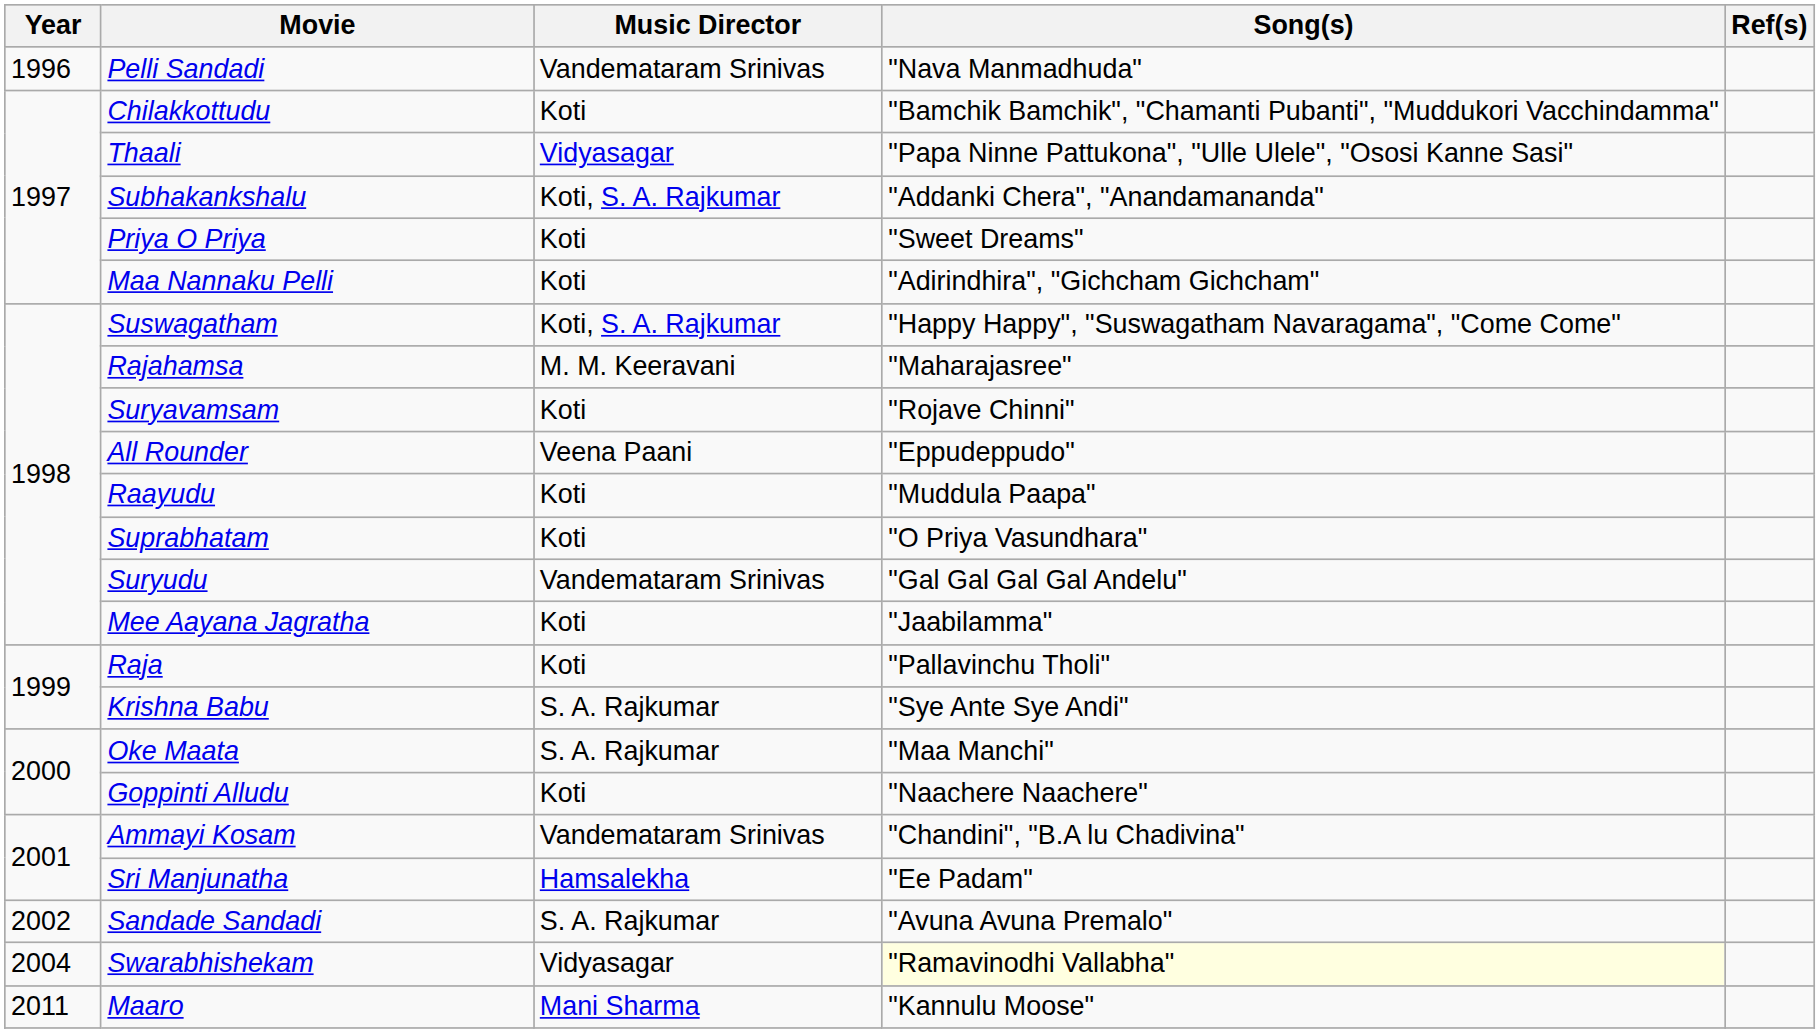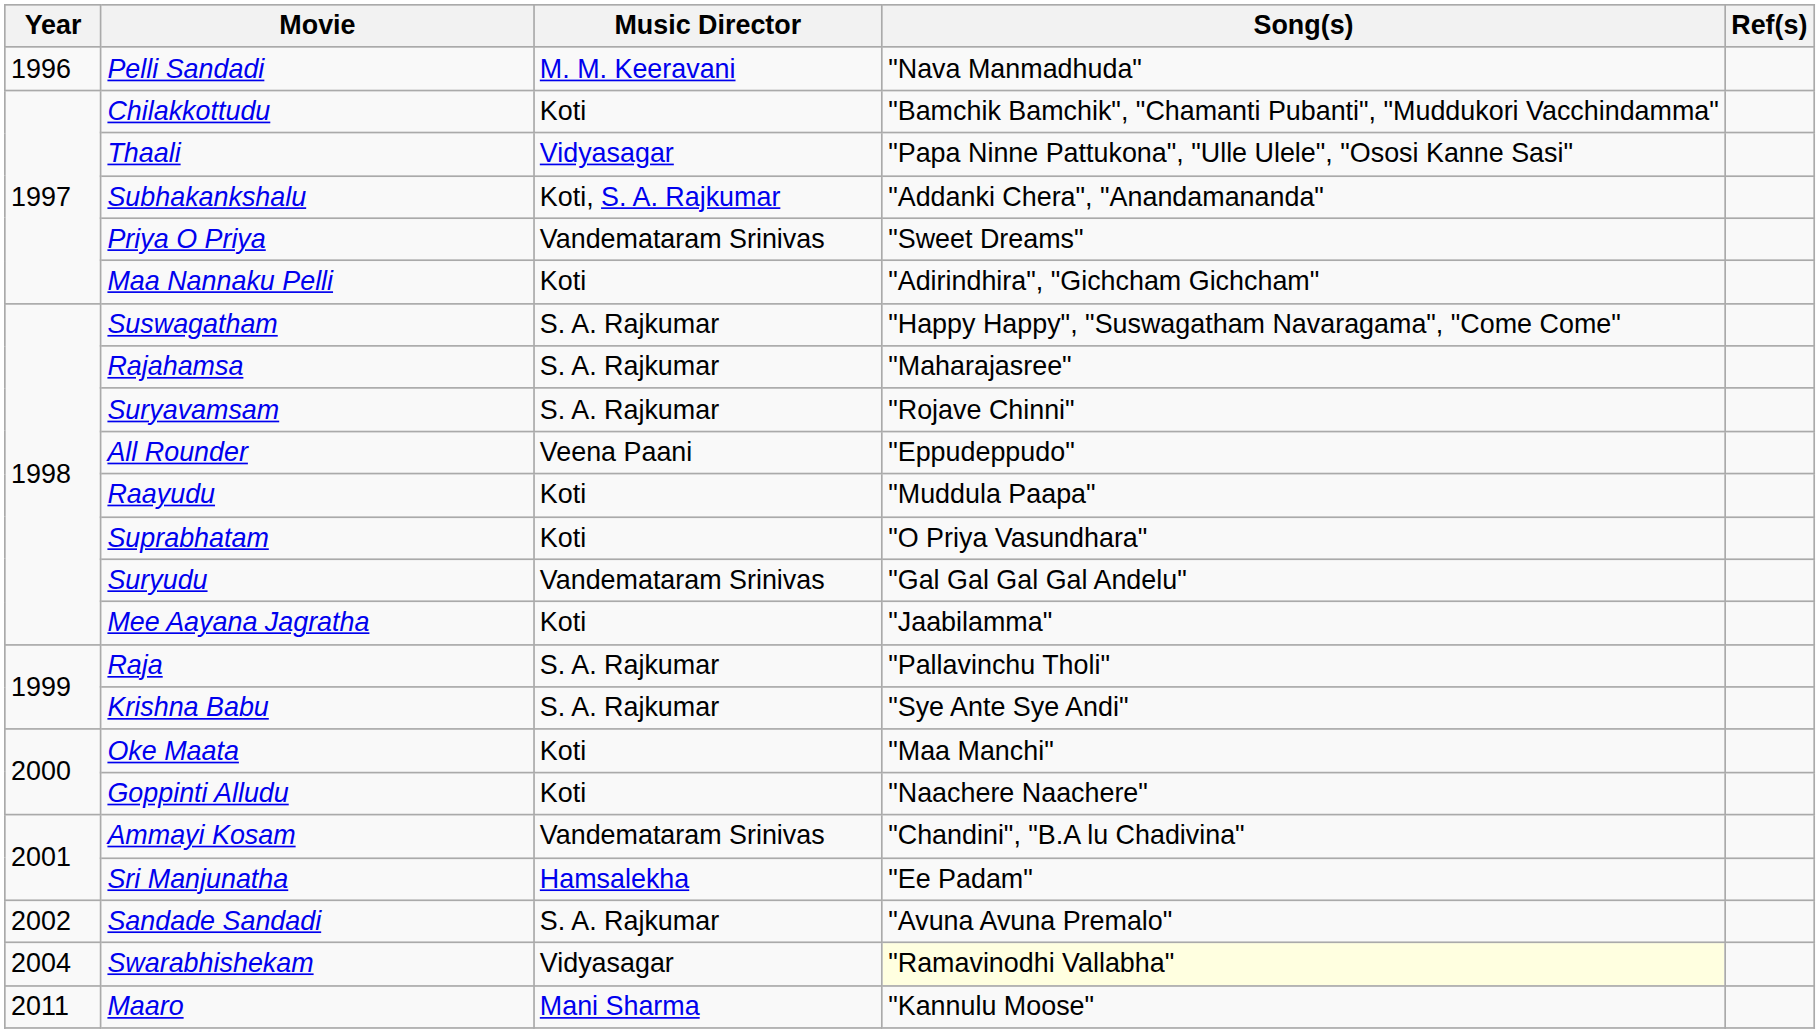(682, 68) Vandemataram Srinivas -> (638, 68) M. M. Keeravani
(563, 238) Koti -> (682, 238) Vandemataram Srinivas
(660, 324) Koti, S. A. Rajkumar -> (629, 324) S. A. Rajkumar
(638, 366) M. M. Keeravani -> (629, 366) S. A. Rajkumar
(563, 409) Koti -> (629, 409) S. A. Rajkumar
(563, 665) Koti -> (629, 665) S. A. Rajkumar
(629, 750) S. A. Rajkumar -> (563, 750) Koti
